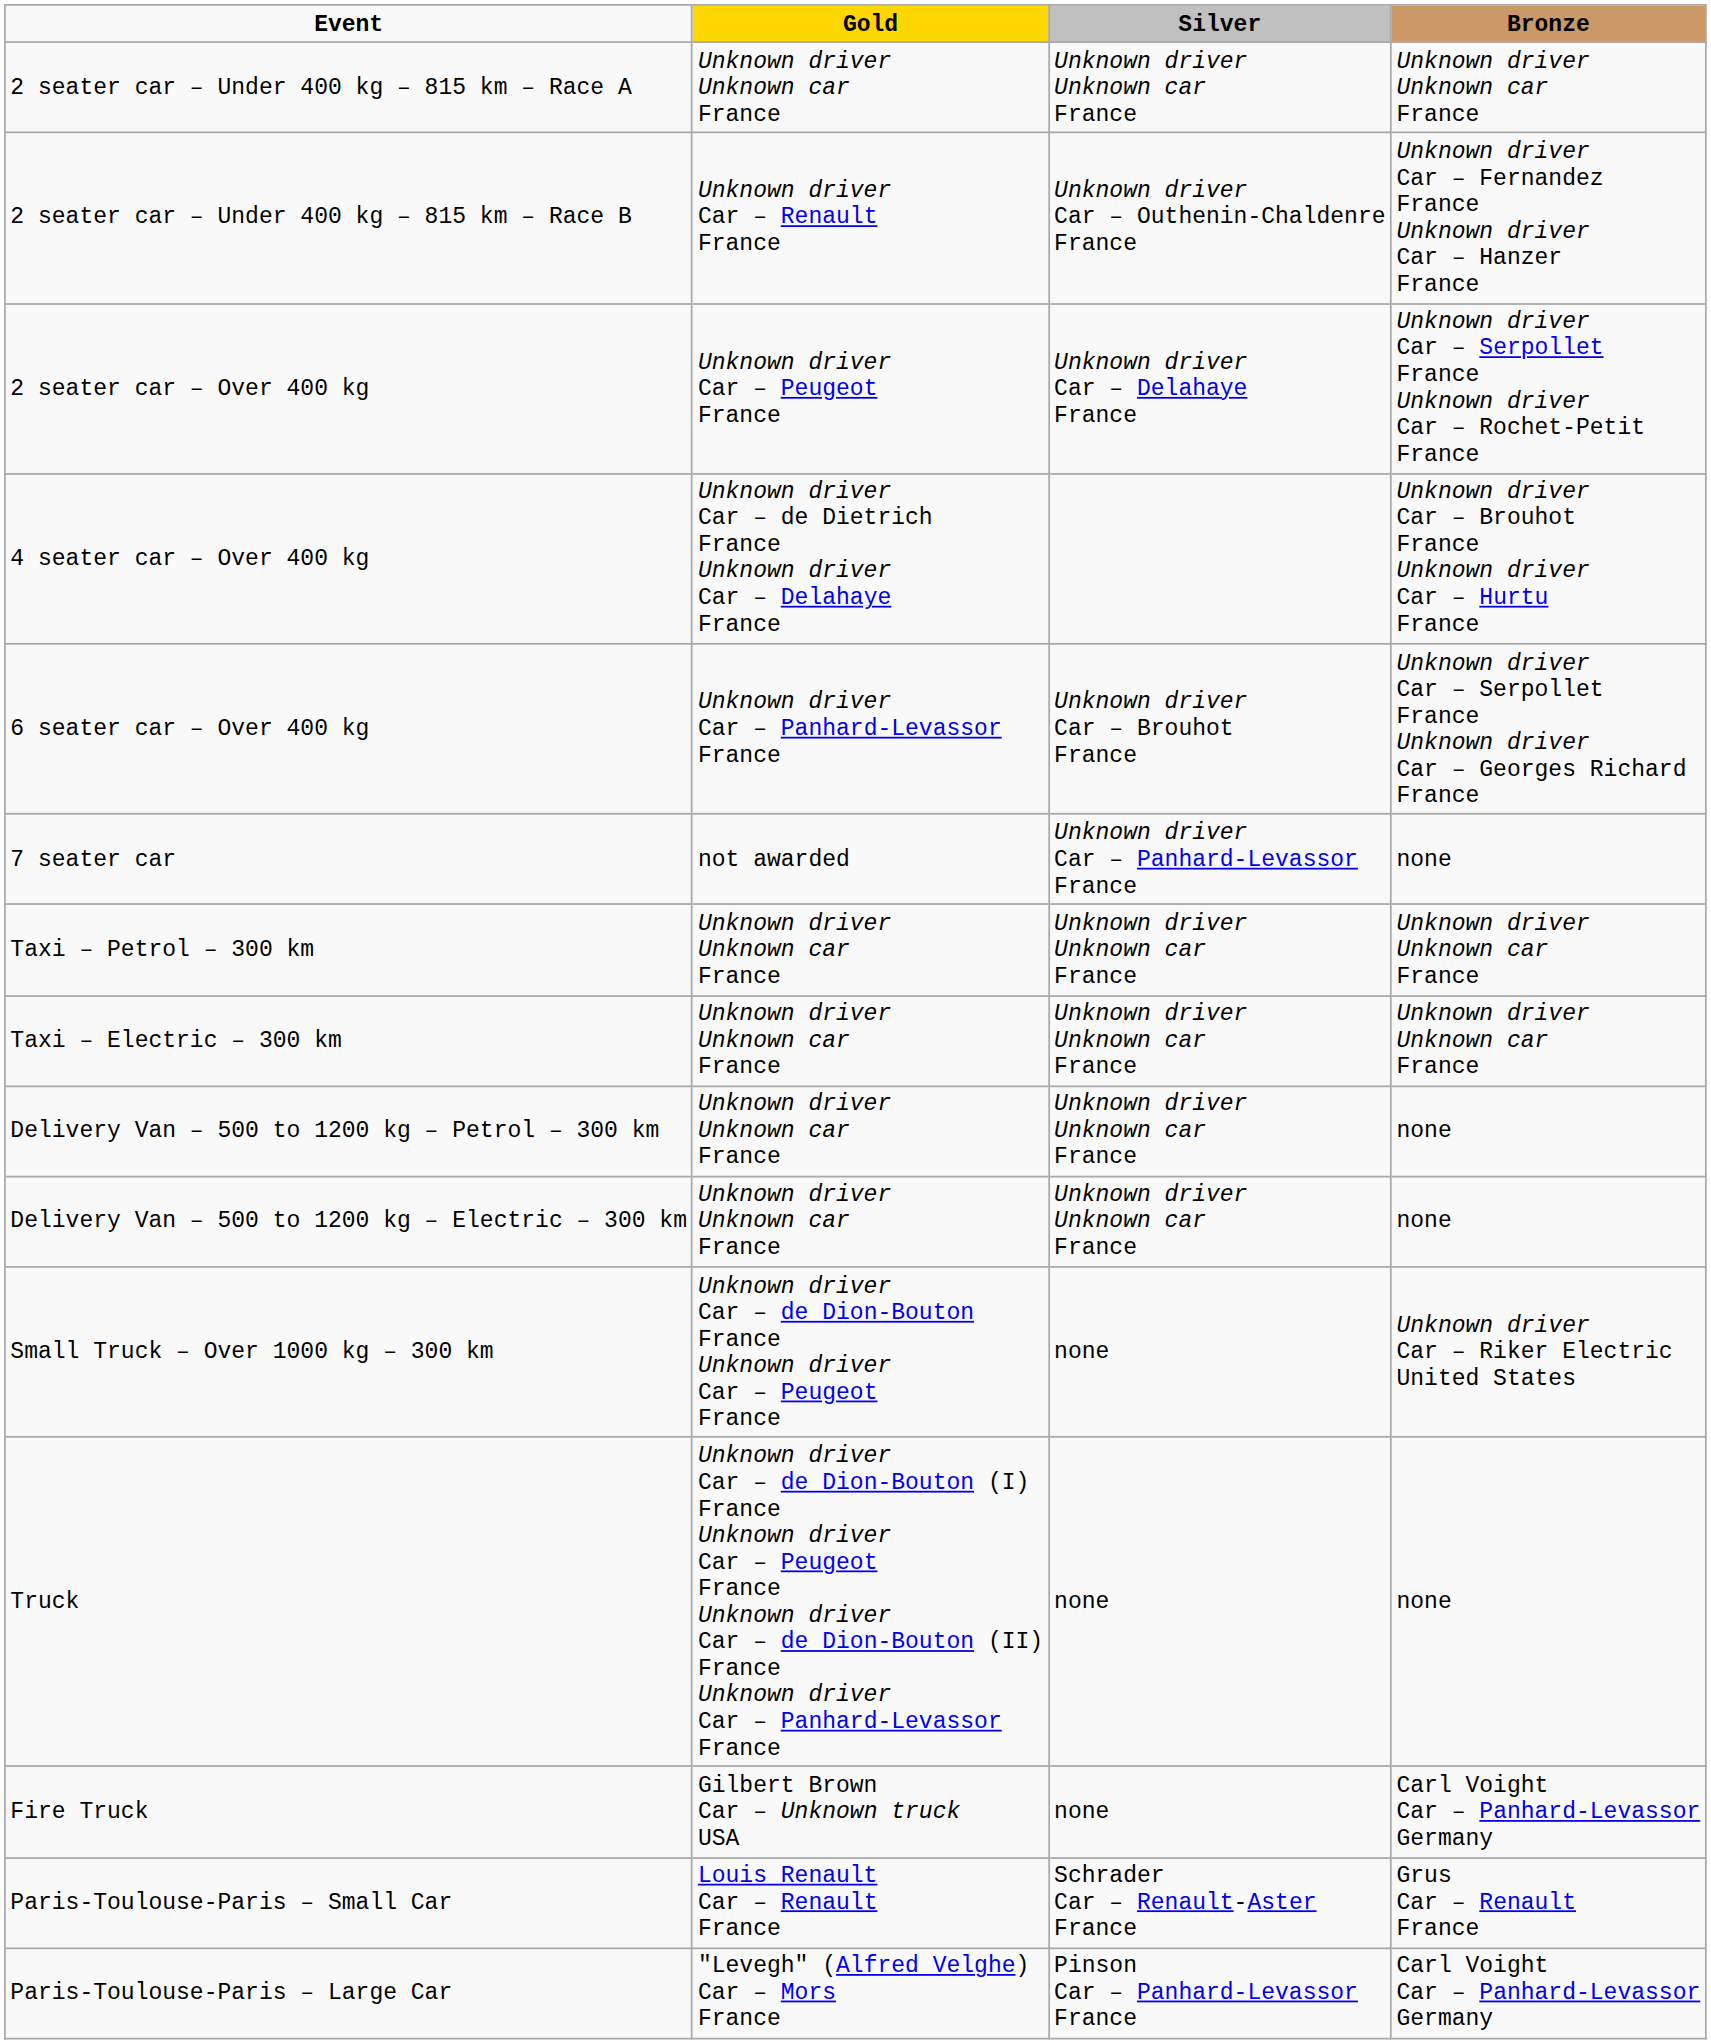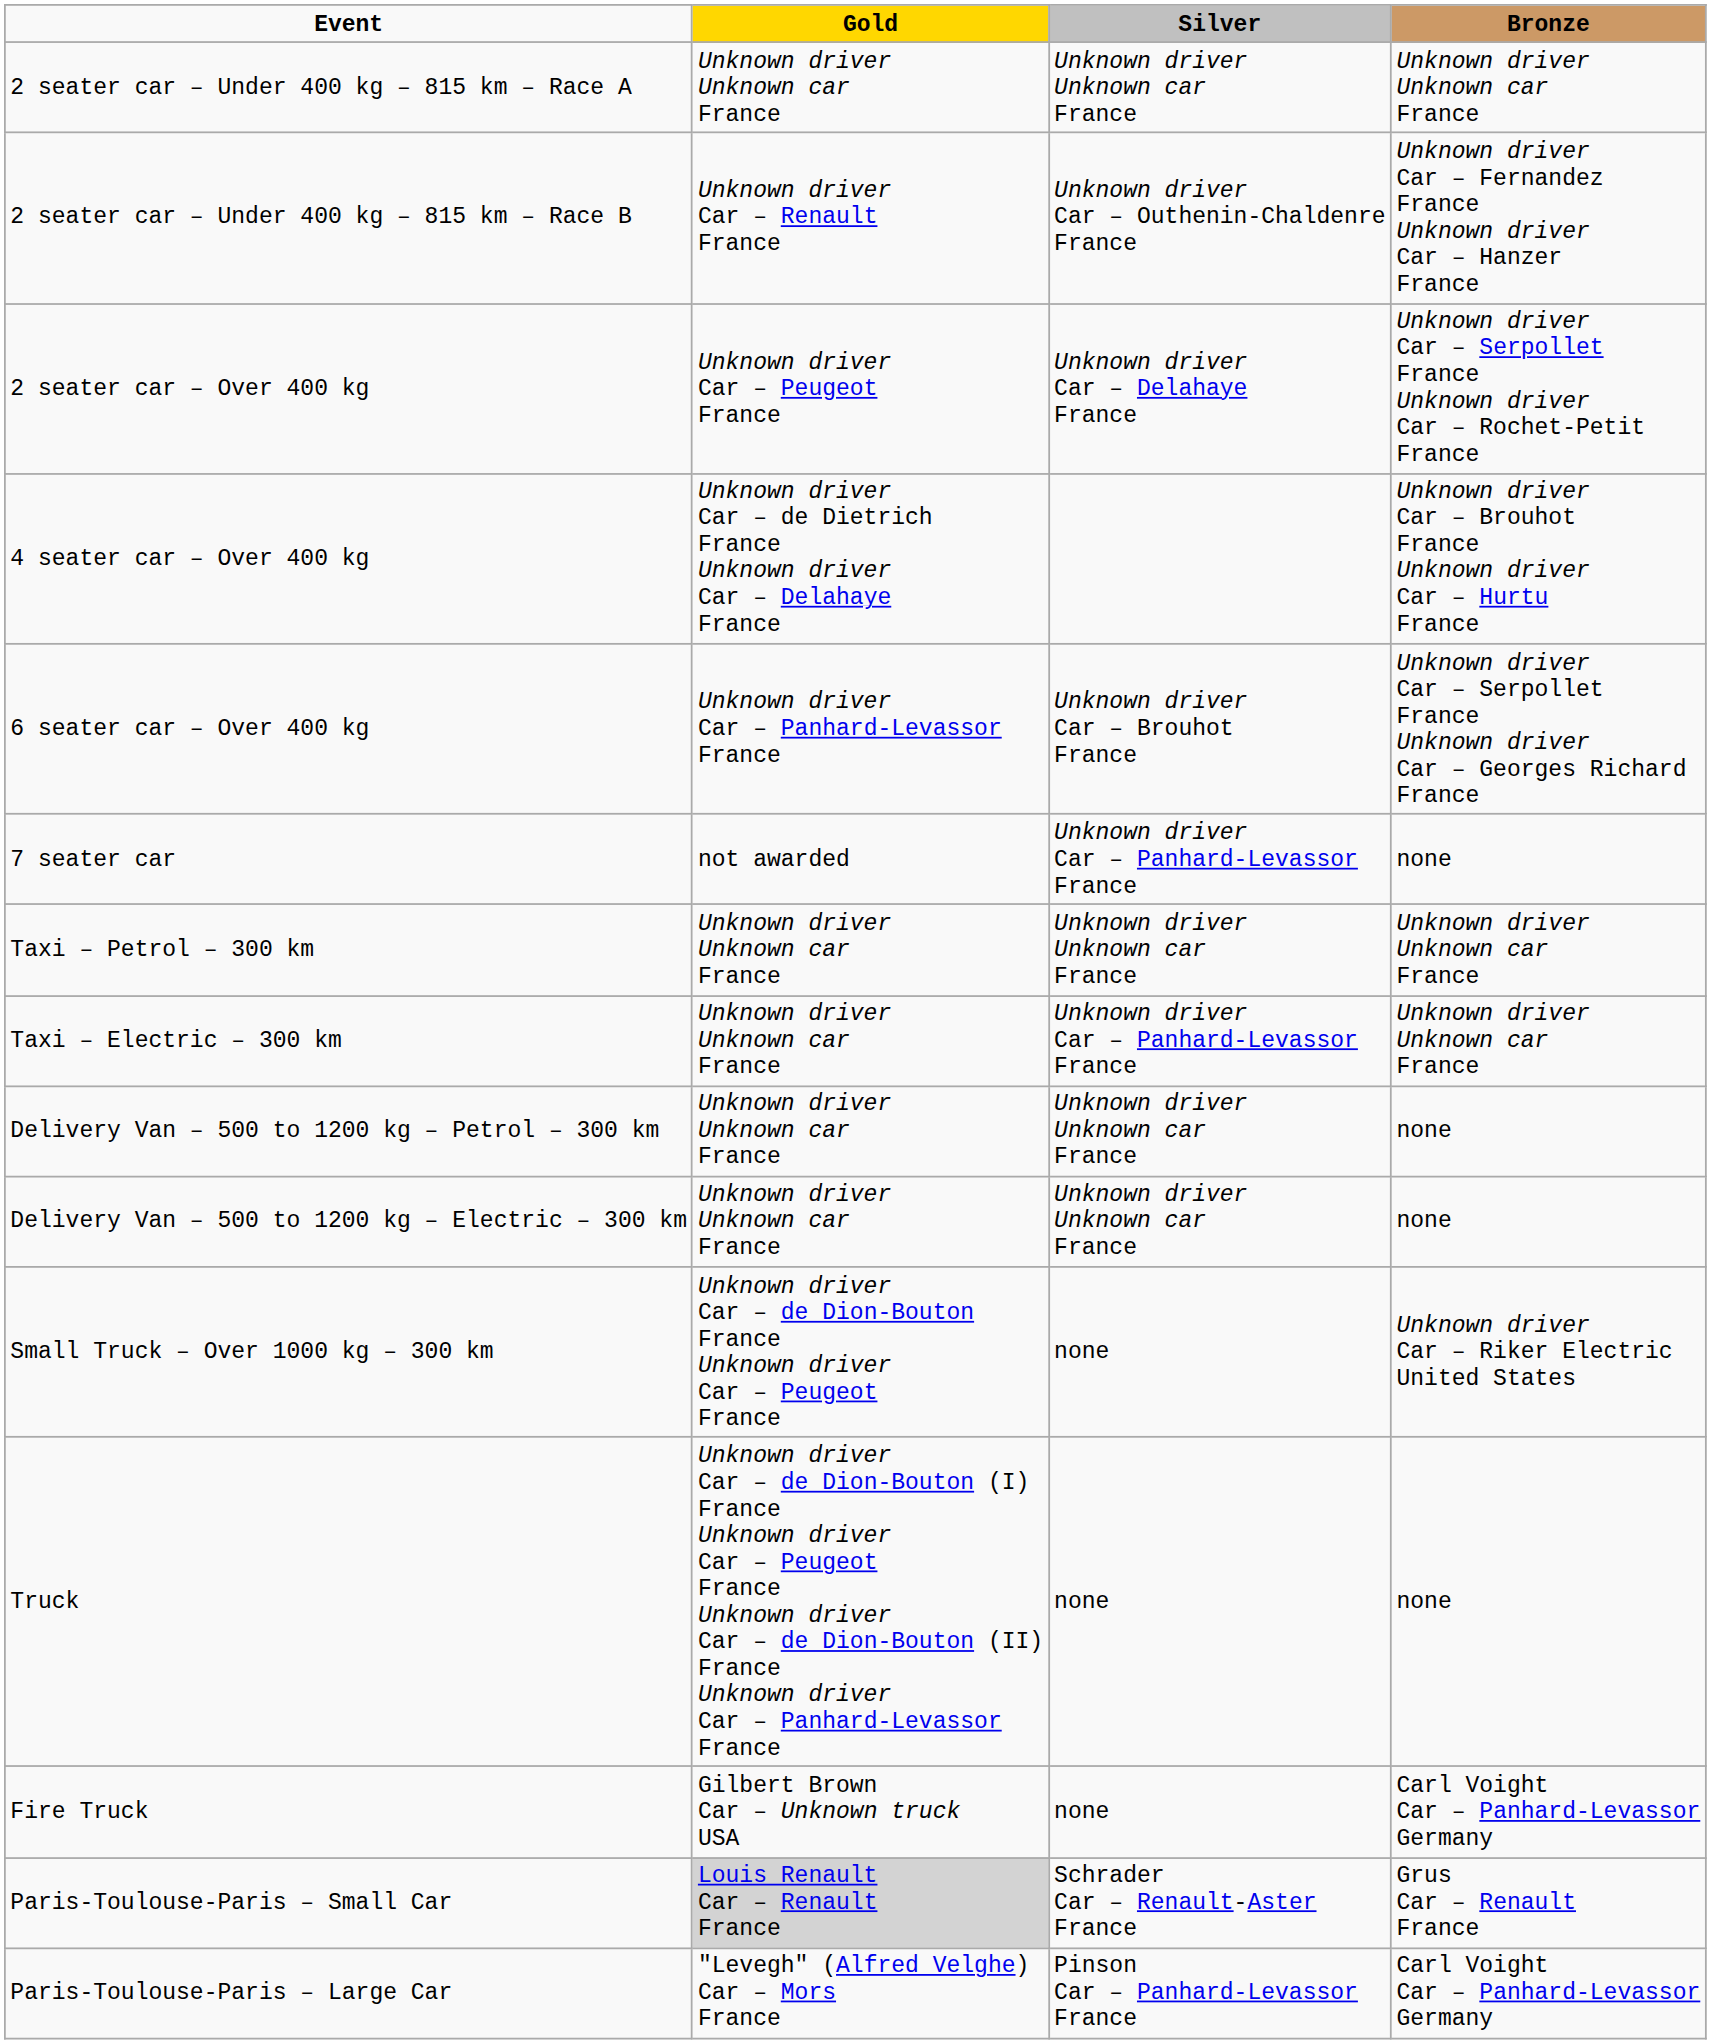(1151, 1041) Unknown driver Unknown car France -> (1206, 1041) Unknown driver Car – Panhard-Levassor France
(788, 1903) no background -> (788, 1903) lightgrey background
